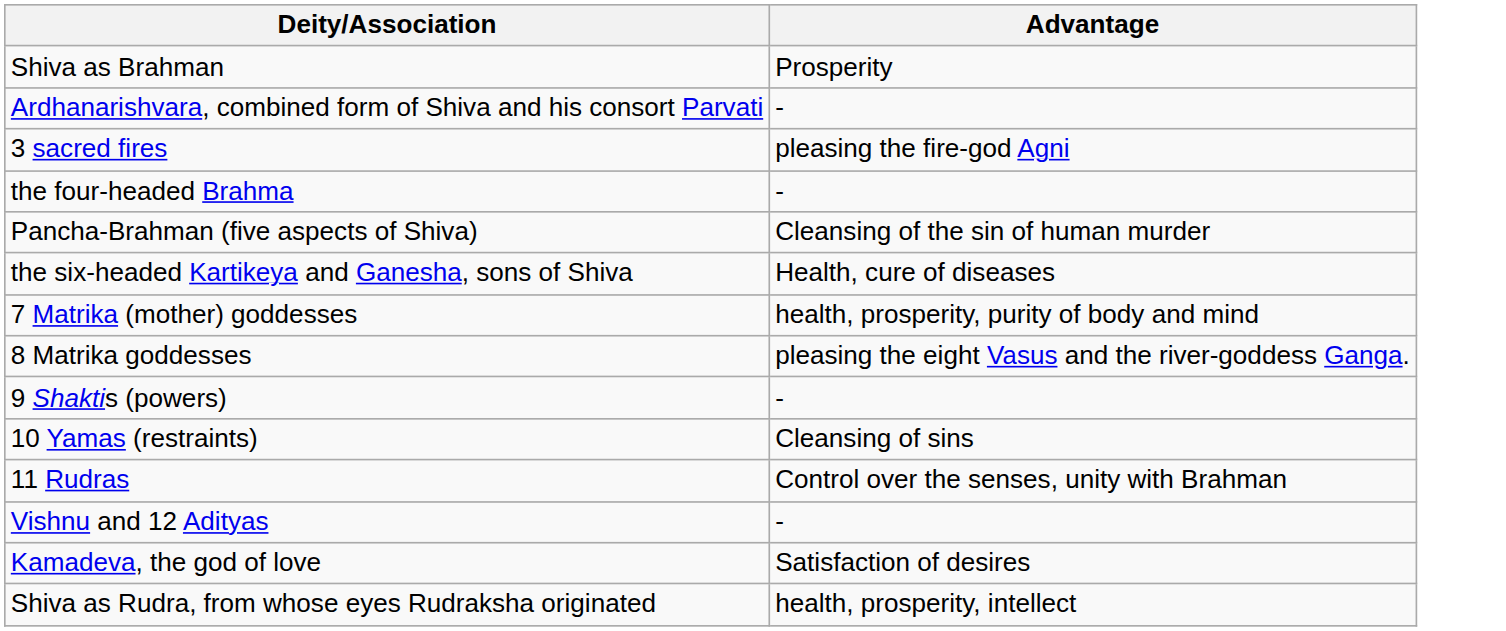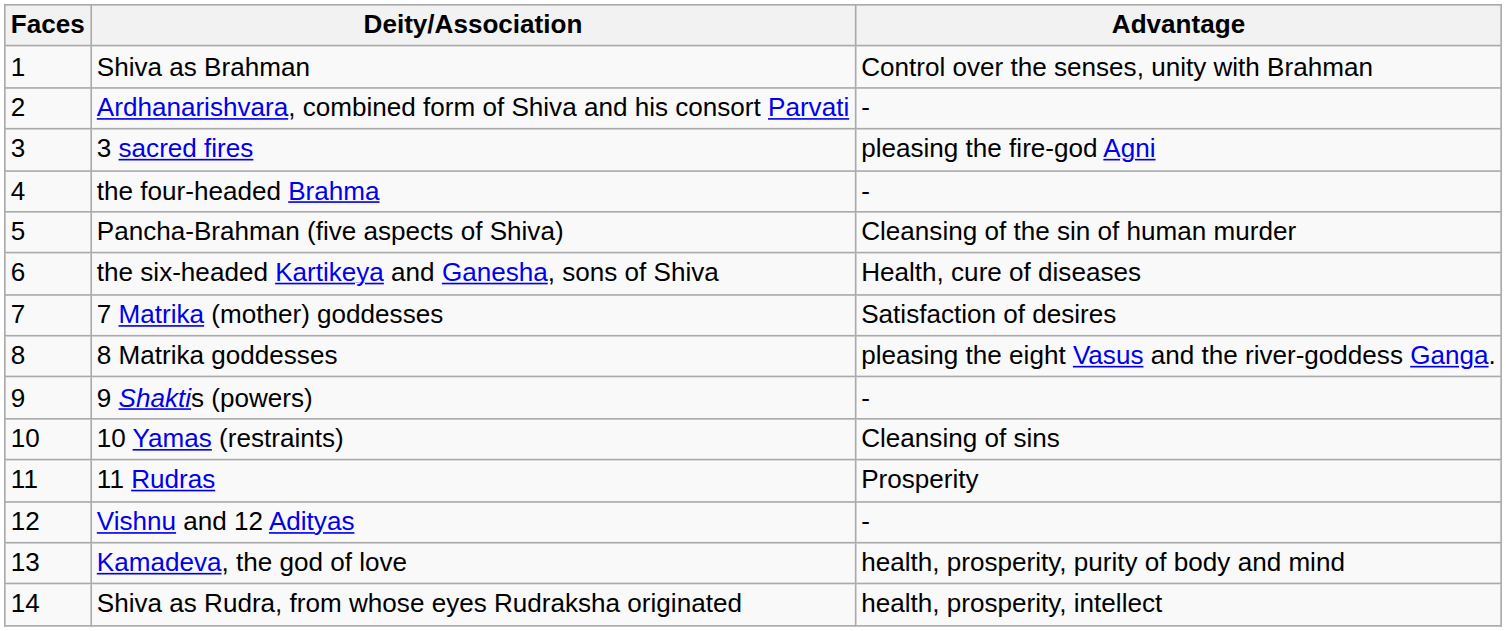+ column: (48, 25)
(834, 66) Prosperity -> (1117, 66) Control over the senses, unity with Brahman
(1017, 314) health, prosperity, purity of body and mind -> (989, 314) Satisfaction of desires
(1031, 480) Control over the senses, unity with Brahman -> (920, 480) Prosperity
(903, 562) Satisfaction of desires -> (1103, 562) health, prosperity, purity of body and mind
